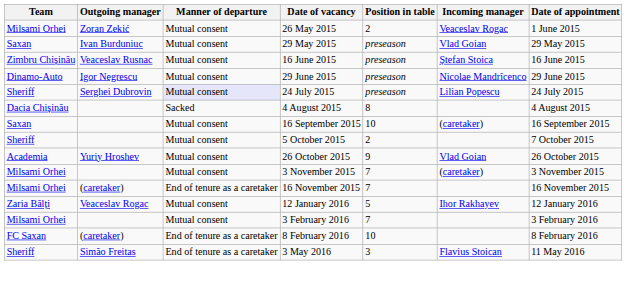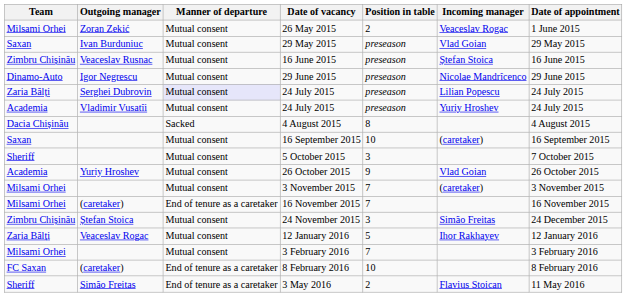(21, 92) Sheriff -> (28, 92) Zaria Bălți
+ row: (114, 108)
(368, 140) 2 -> (368, 156) 3
+ row: (107, 220)
(368, 252) 3 -> (368, 284) 2
